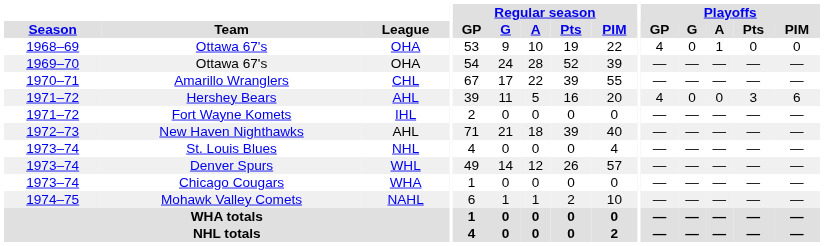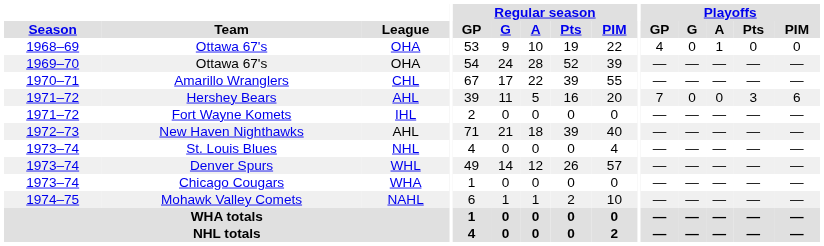(659, 97) 4 -> (659, 97) 7
